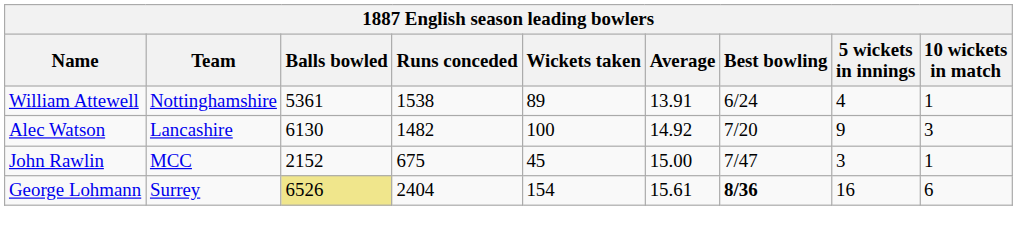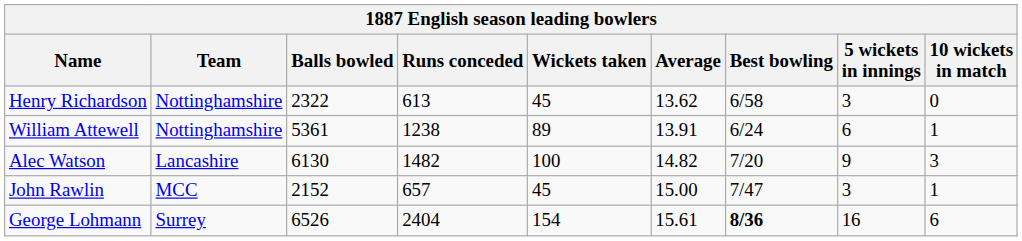+ row: (78, 100)
(415, 100) 1538 -> (421, 130) 1238
(841, 100) 4 -> (846, 130) 6
(671, 130) 14.92 -> (676, 160) 14.82
(411, 160) 675 -> (416, 190) 657
(304, 190) khaki background -> (310, 220) no background
